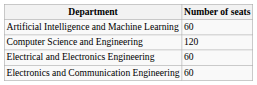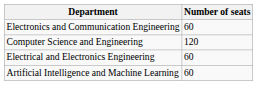rows swapped: (93, 73) <-> (93, 27)
